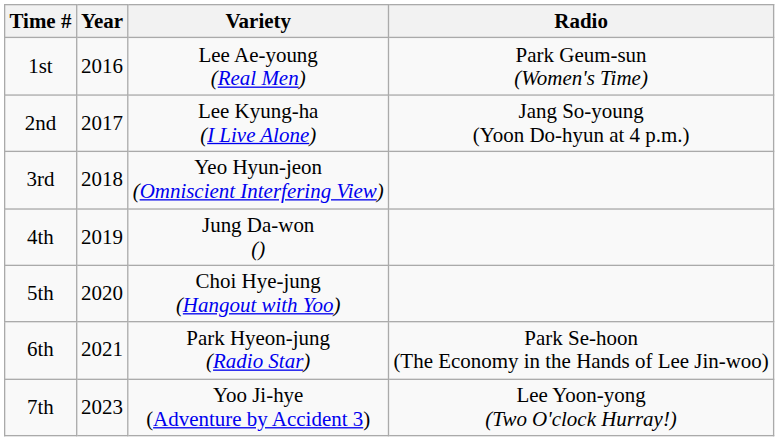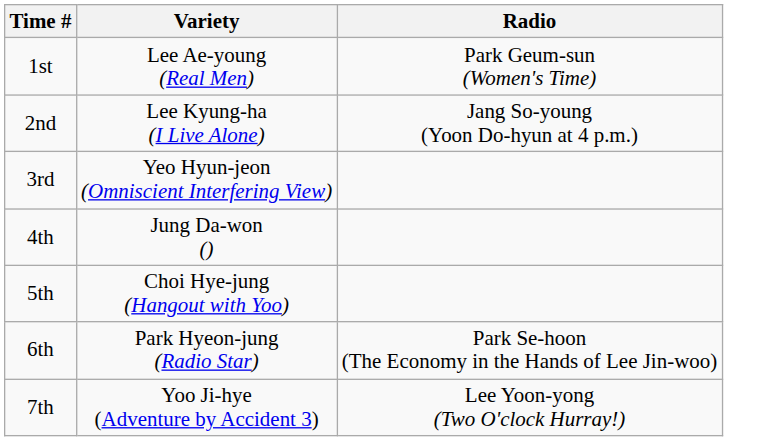- column: (102, 21)
